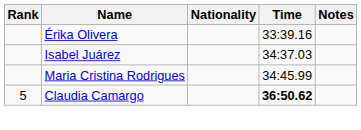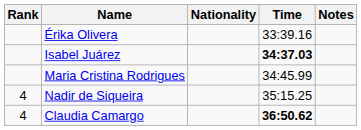(287, 55) normal -> (287, 55) bold
+ row: (94, 96)
(23, 96) 5 -> (23, 116) 4
